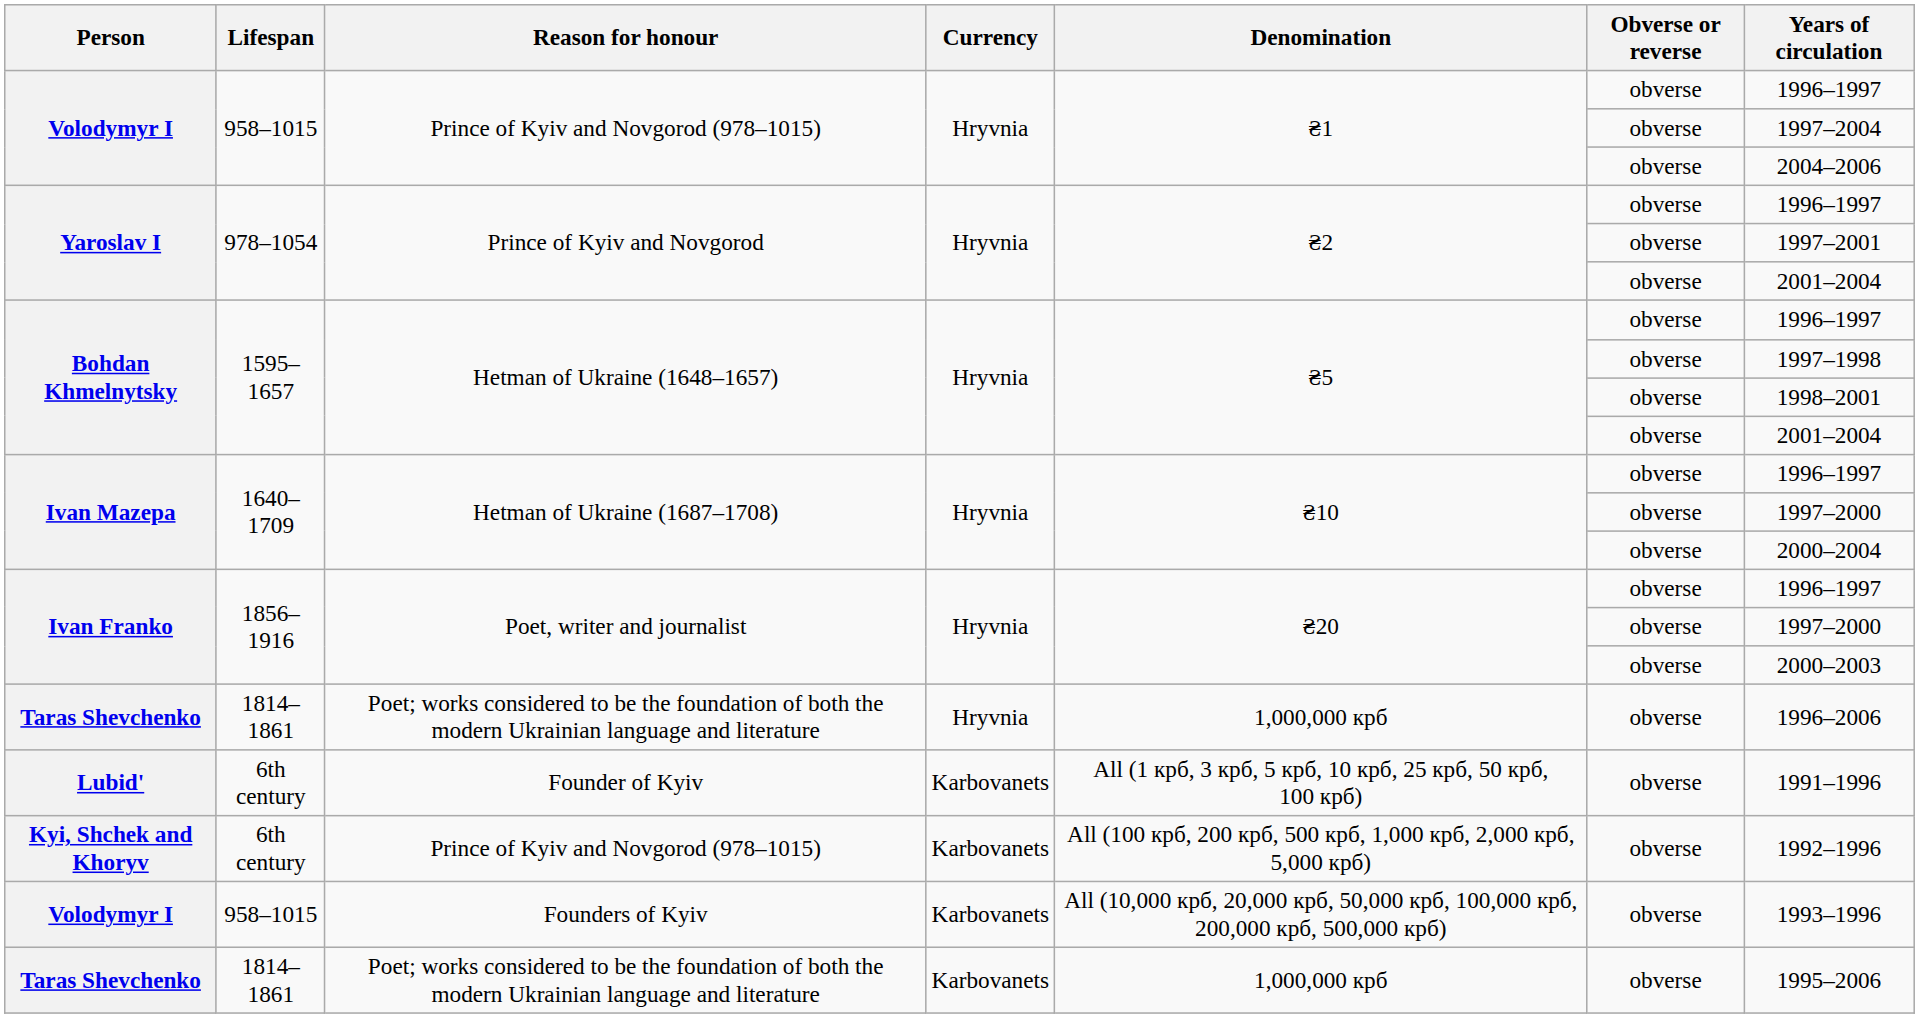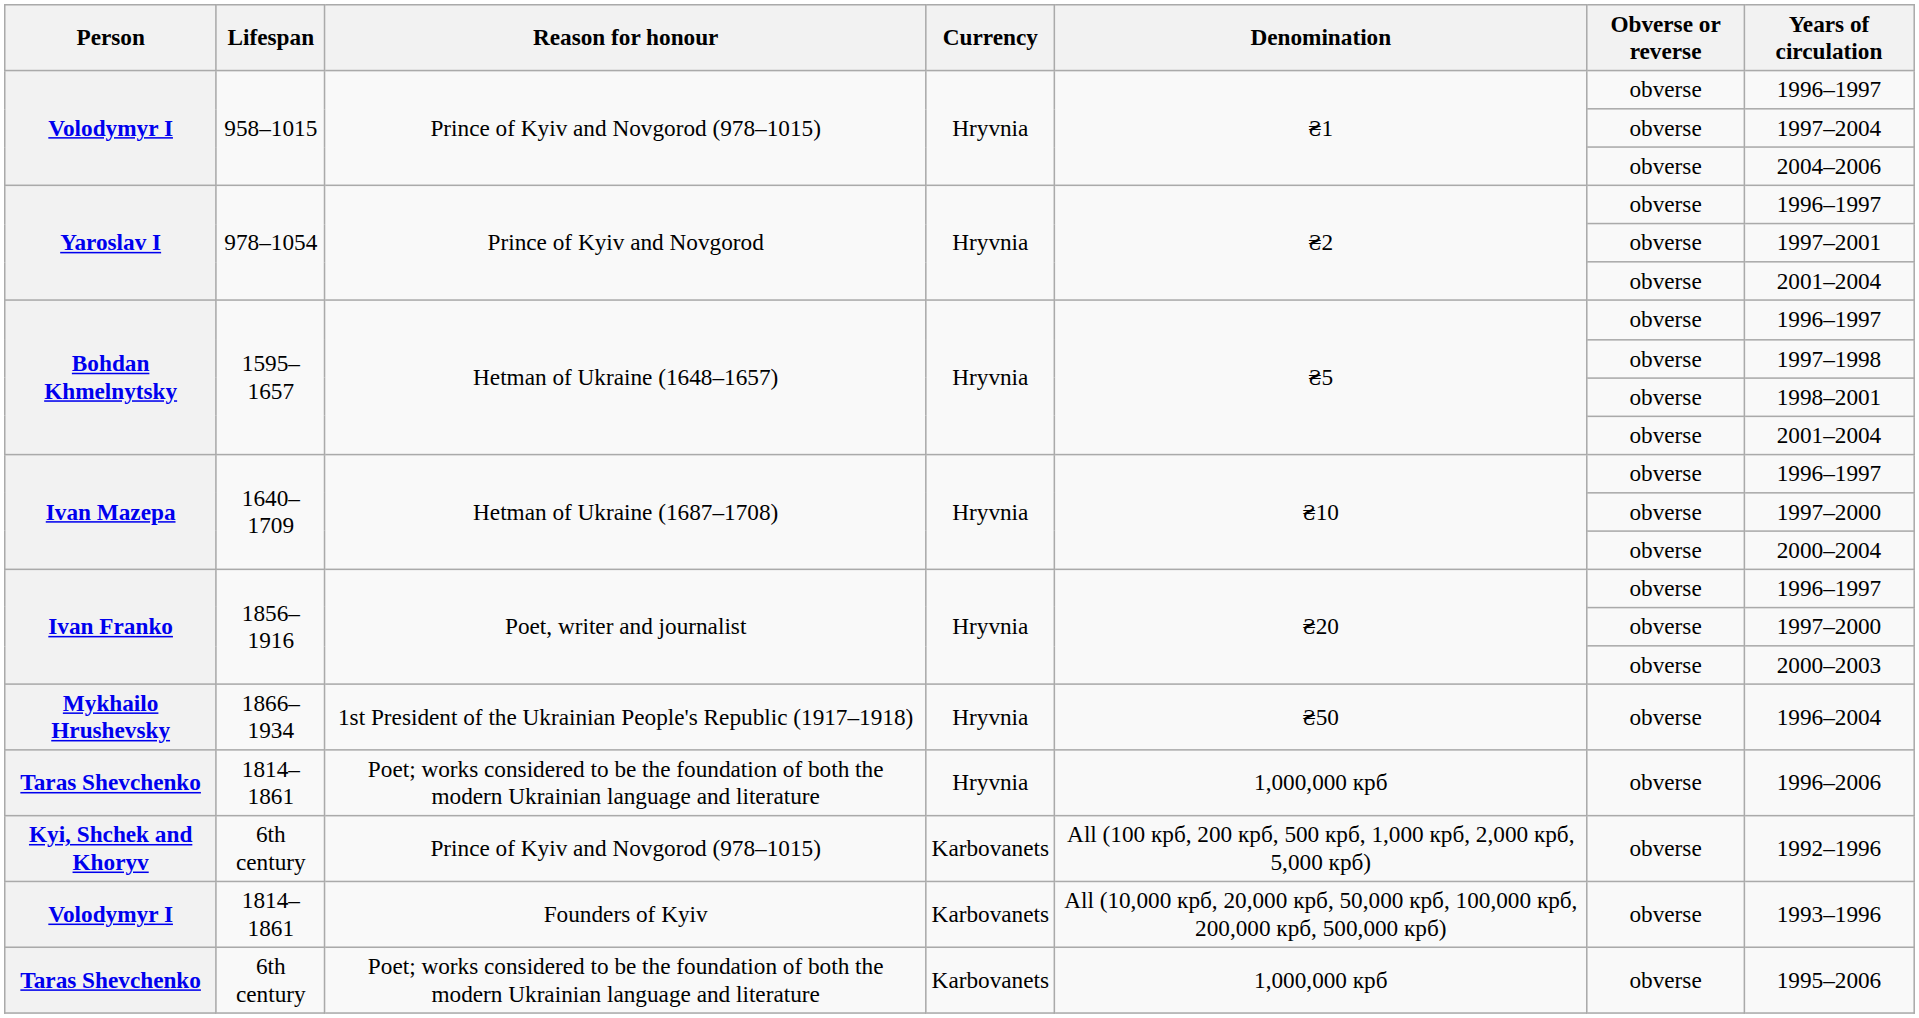+ row: (111, 717)
- row: (111, 782)
(271, 914) 958–1015 -> (271, 914) 1814–1861
(271, 980) 1814–1861 -> (271, 980) 6th century
